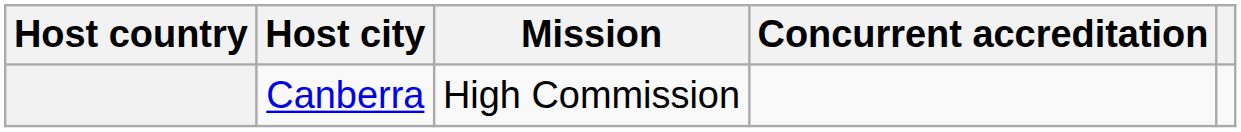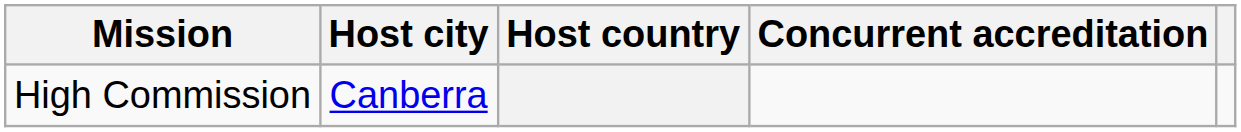columns swapped: (131, 34) <-> (591, 34)
